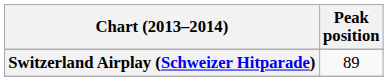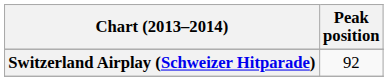(351, 62) 89 -> (351, 62) 92
